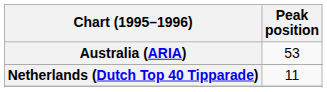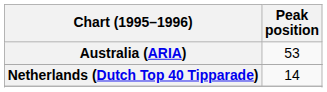(292, 75) 11 -> (292, 75) 14
